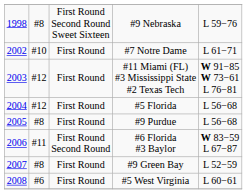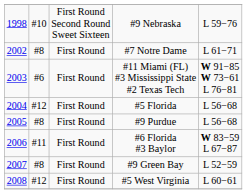(39, 23) #8 -> (39, 23) #10
(39, 51) #10 -> (39, 51) #8
(39, 78) #12 -> (39, 78) #6
(81, 143) First Round Second Round -> (81, 143) First Round
(39, 181) #6 -> (39, 181) #12
